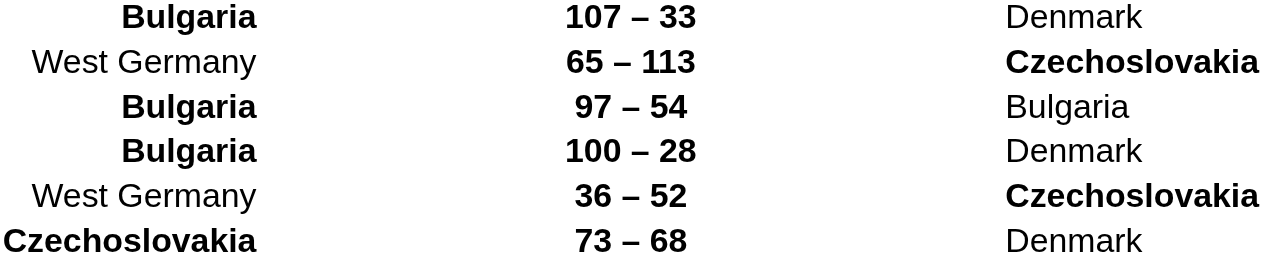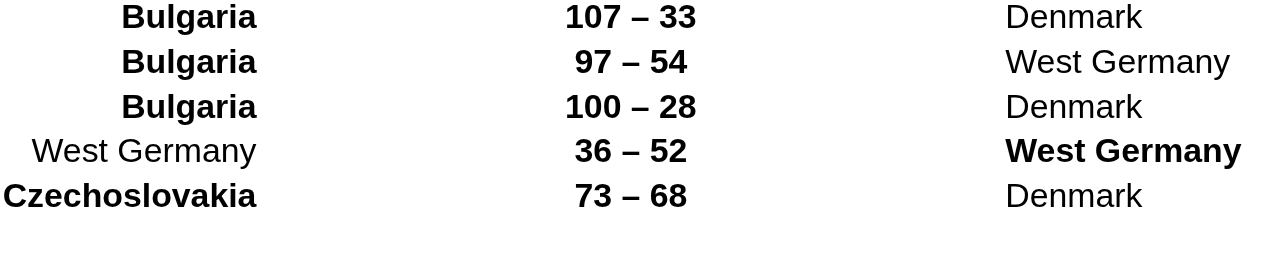- row: (631, 61)
(1067, 106) Bulgaria -> (1118, 61) West Germany
(1132, 195) Czechoslovakia -> (1123, 150) West Germany
